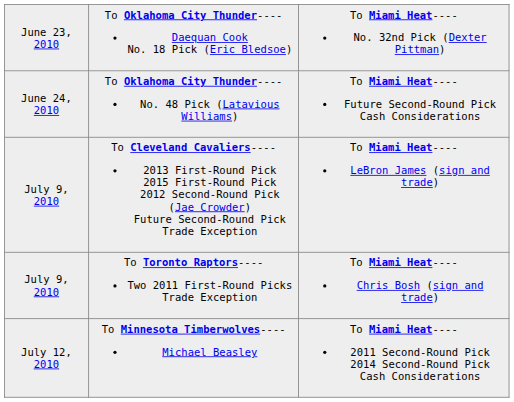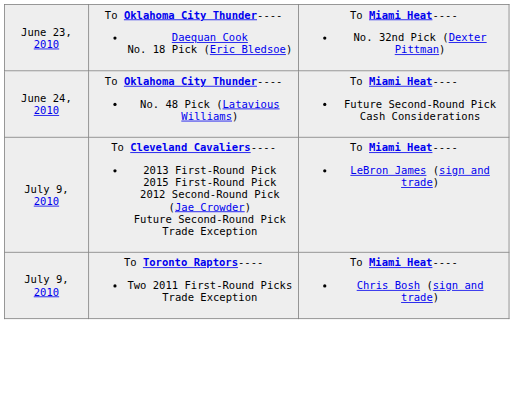- row: (194, 341)
